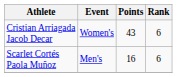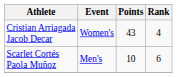(159, 33) 6 -> (159, 33) 4
(131, 60) 16 -> (131, 60) 10
